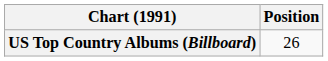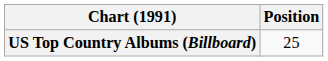(291, 42) 26 -> (291, 42) 25
